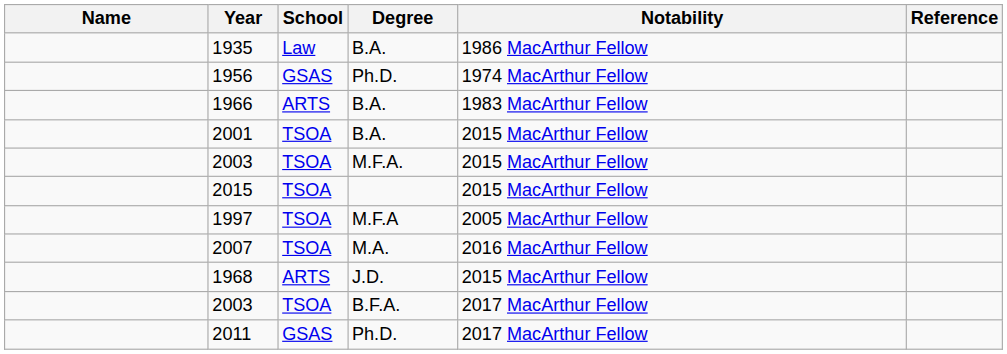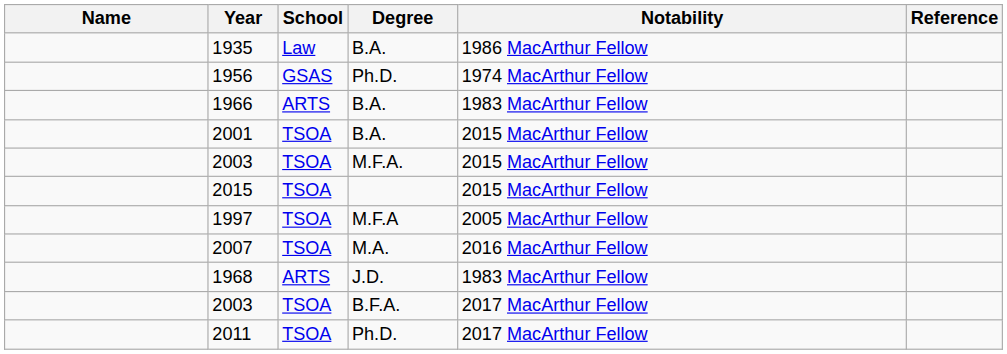(555, 276) 2015 MacArthur Fellow -> (555, 276) 1983 MacArthur Fellow
(307, 334) GSAS -> (307, 334) TSOA
